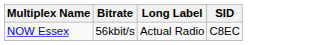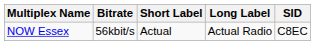+ column: (171, 13)
